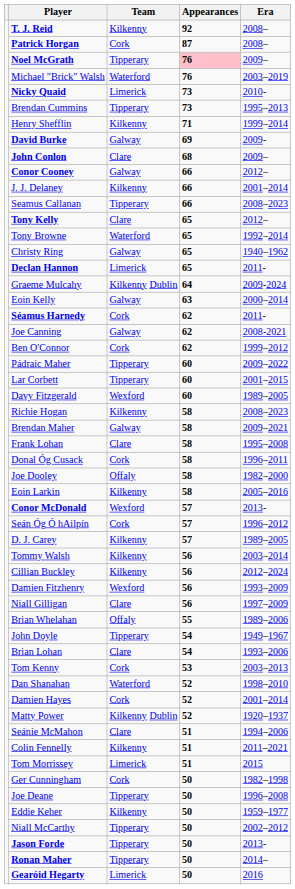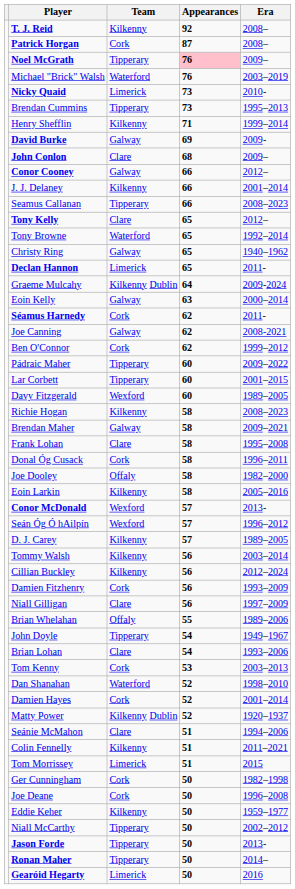(119, 524) Cork -> (127, 524) Wexford
(127, 587) Wexford -> (119, 587) Cork
(129, 795) Tipperary -> (119, 795) Cork
